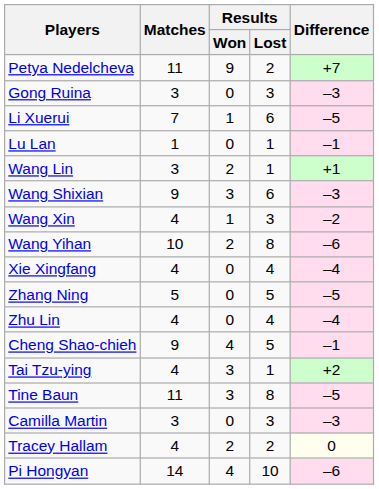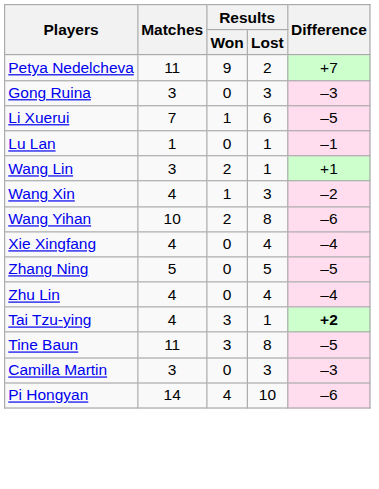- row: (56, 194)
- row: (72, 345)
(332, 370) normal -> (329, 320) bold
- row: (58, 446)
